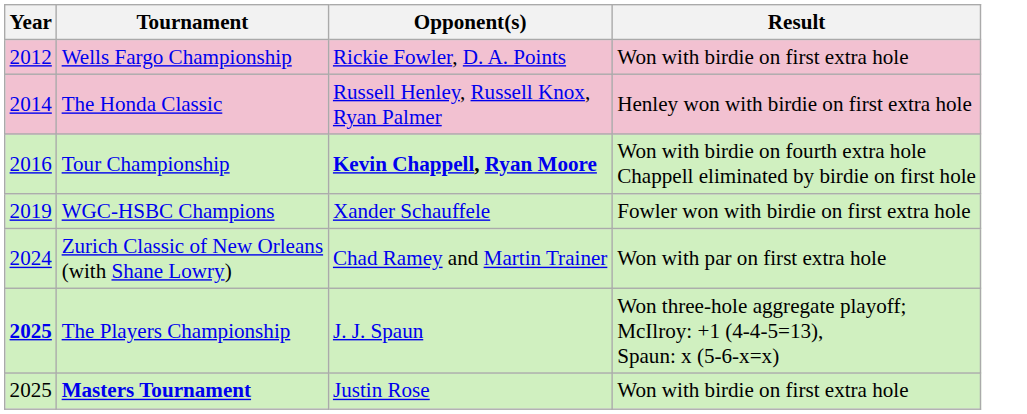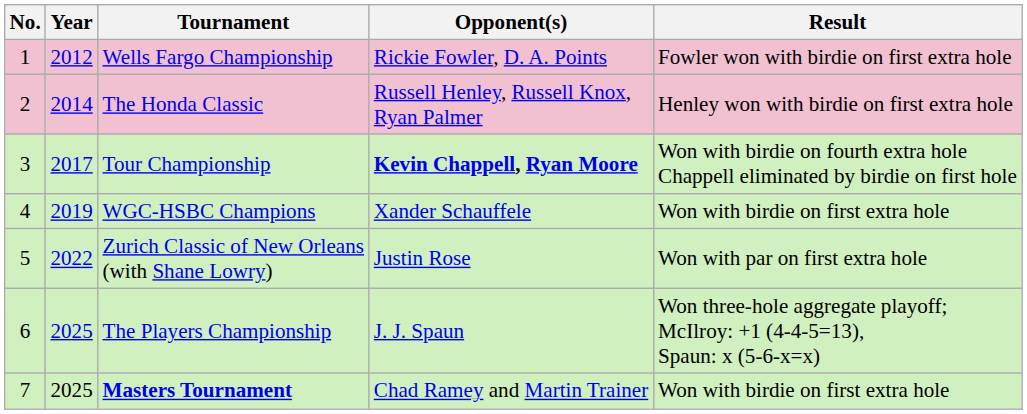+ column: (25, 22)
(763, 56) Won with birdie on first extra hole -> (835, 56) Fowler won with birdie on first extra hole
(31, 164) 2016 -> (72, 164) 2017
(794, 211) Fowler won with birdie on first extra hole -> (804, 211) Won with birdie on first extra hole
(31, 258) 2024 -> (72, 258) 2022
(470, 258) Chad Ramey and Martin Trainer -> (422, 258) Justin Rose
(31, 331) bold -> (72, 331) normal
(381, 391) Justin Rose -> (511, 391) Chad Ramey and Martin Trainer
